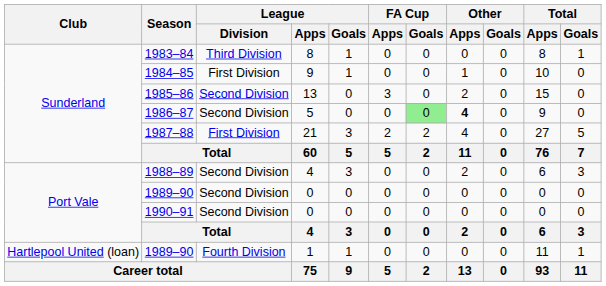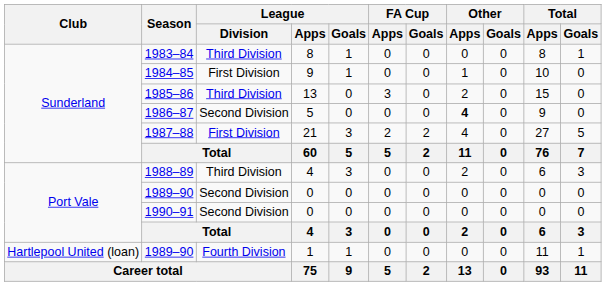(244, 93) Second Division -> (244, 93) Third Division
(426, 113) lightgreen background -> (426, 113) no background
(244, 172) Second Division -> (244, 172) Third Division
